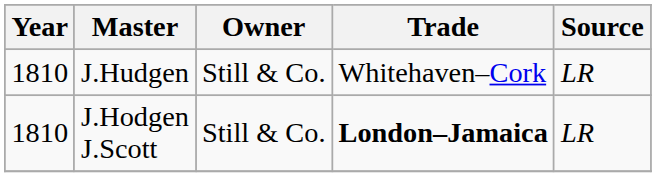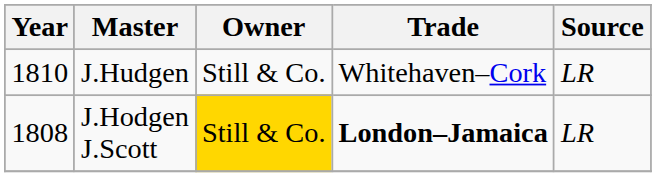(40, 132) 1810 -> (40, 132) 1808
(264, 132) no background -> (264, 132) gold background
